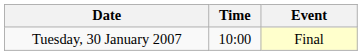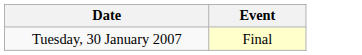- column: (235, 15)
